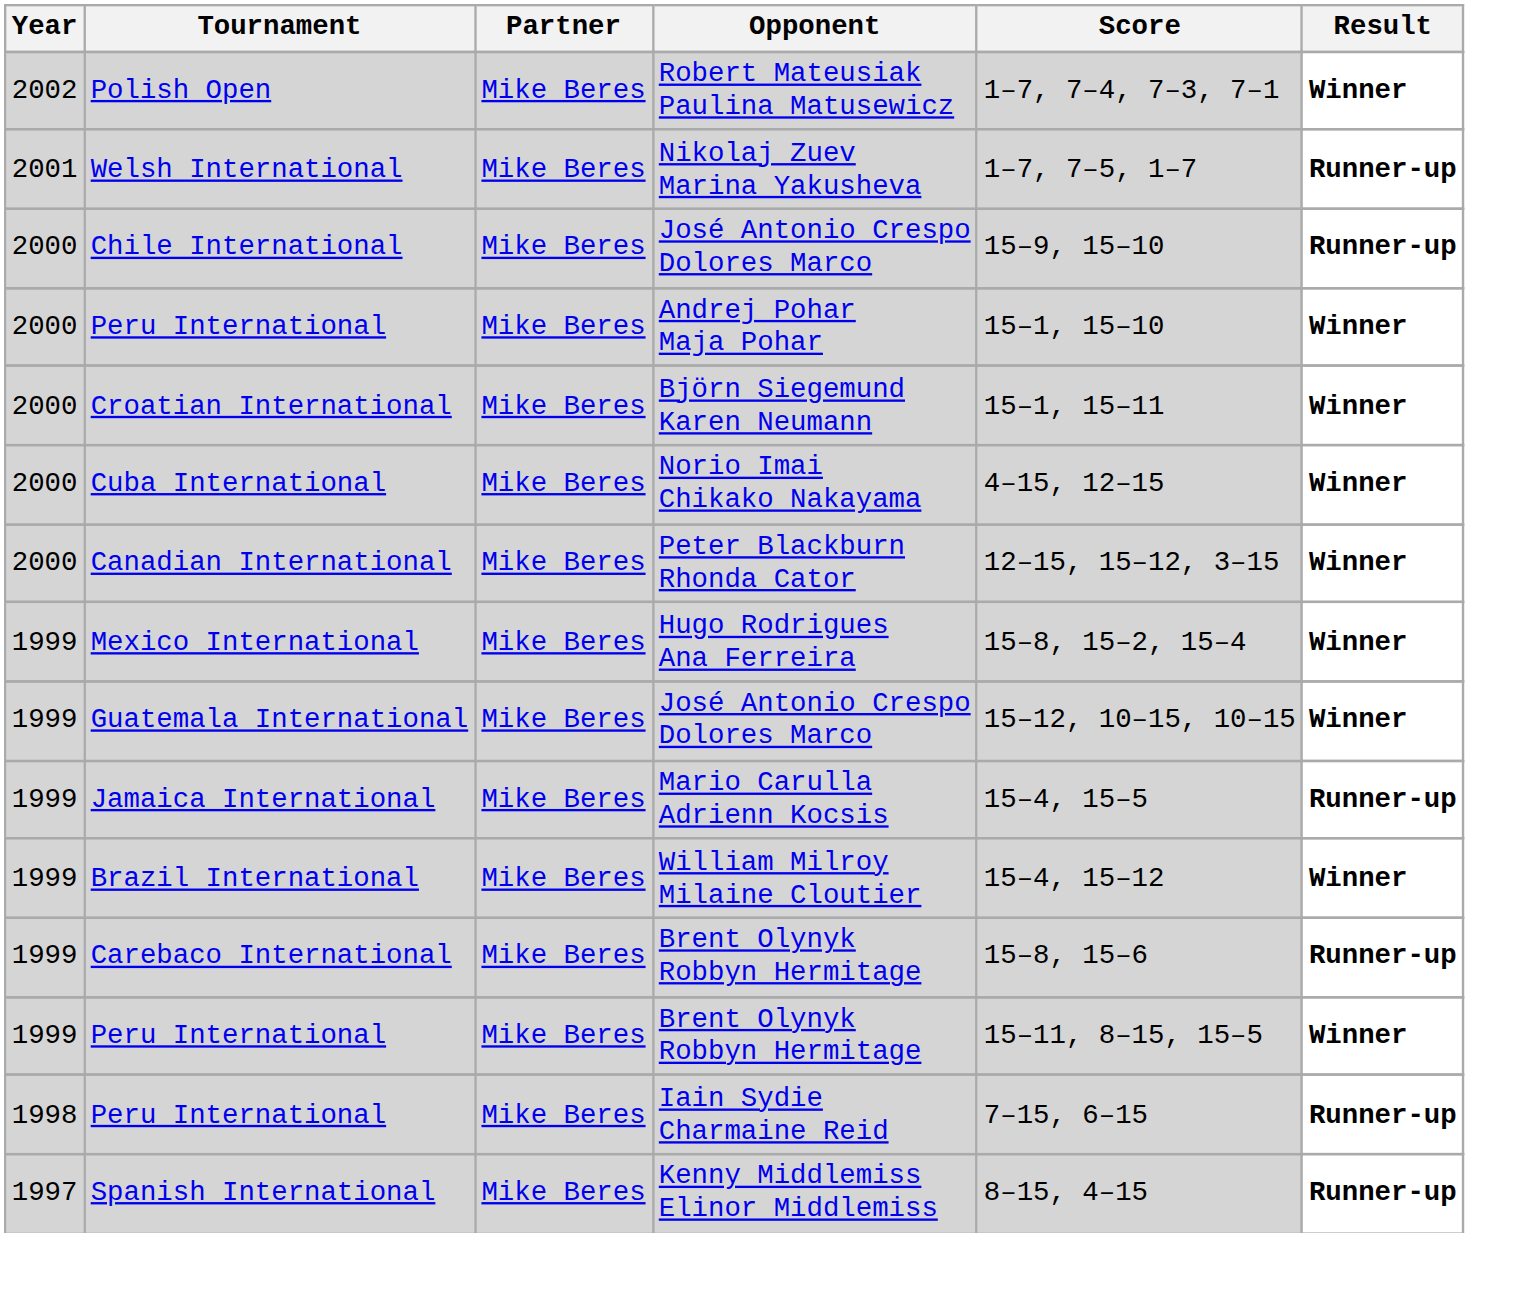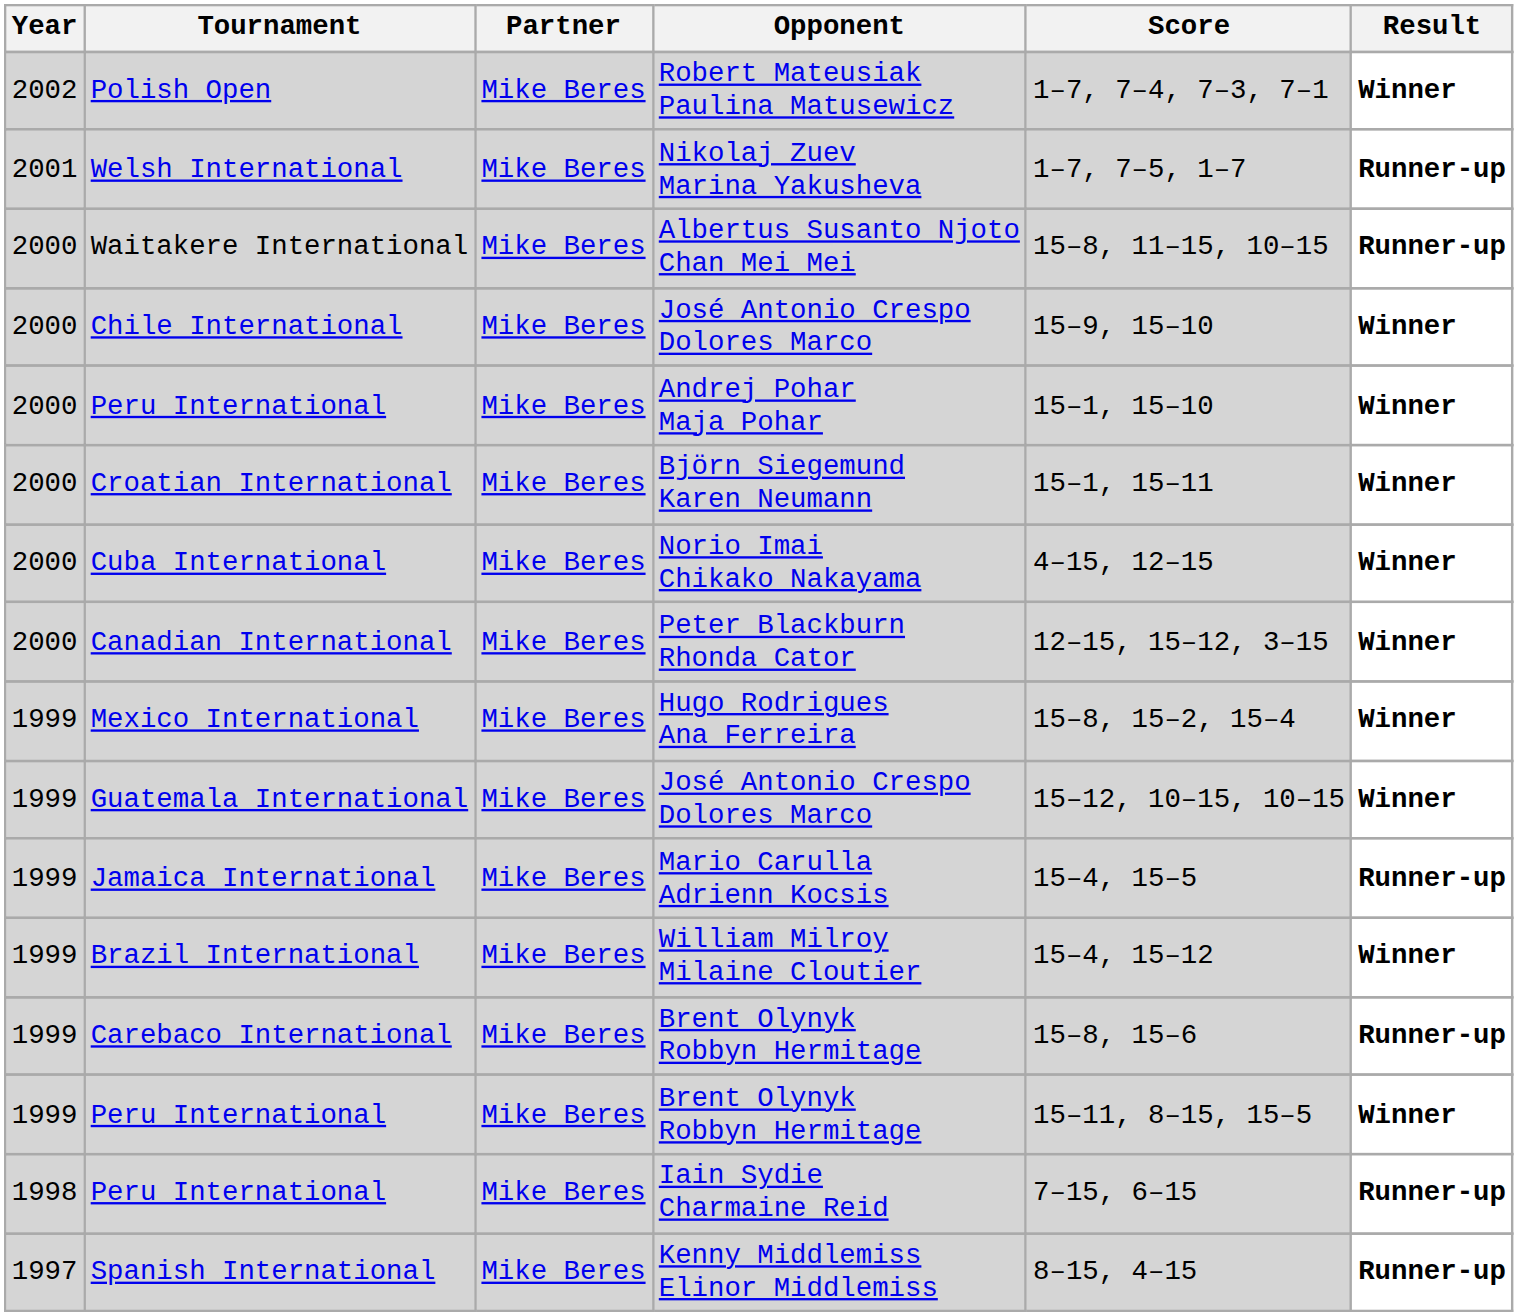+ row: (279, 248)
(1383, 248) Runner-up -> (1407, 326) Winner
